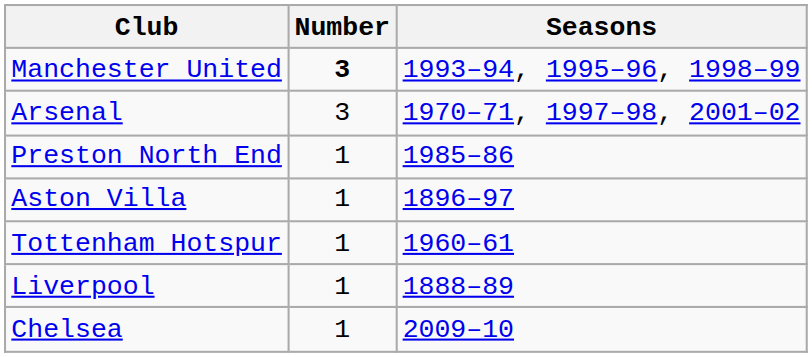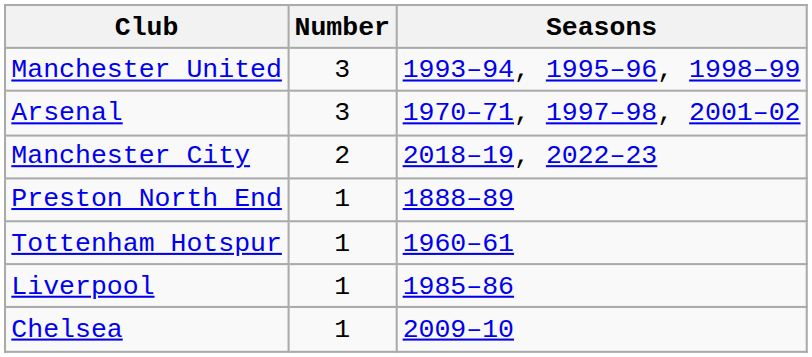(342, 70) bold -> (342, 70) normal
+ row: (131, 156)
(458, 156) 1985–86 -> (458, 200) 1888–89
- row: (99, 200)
(458, 286) 1888–89 -> (458, 286) 1985–86
